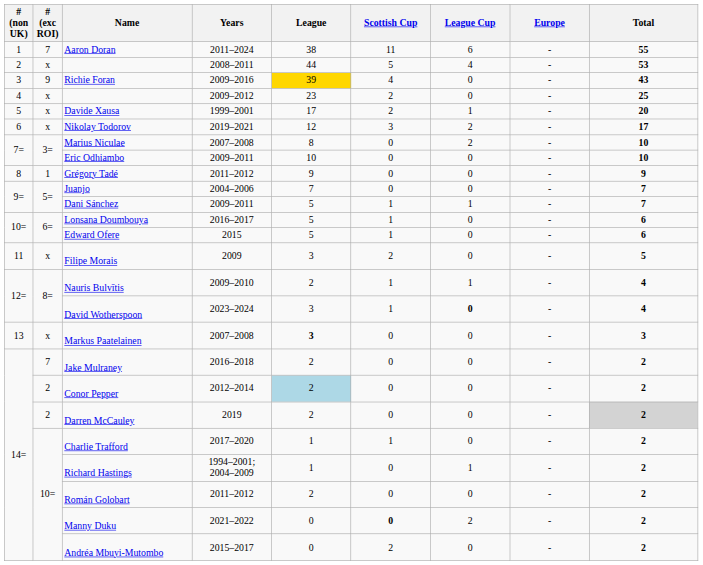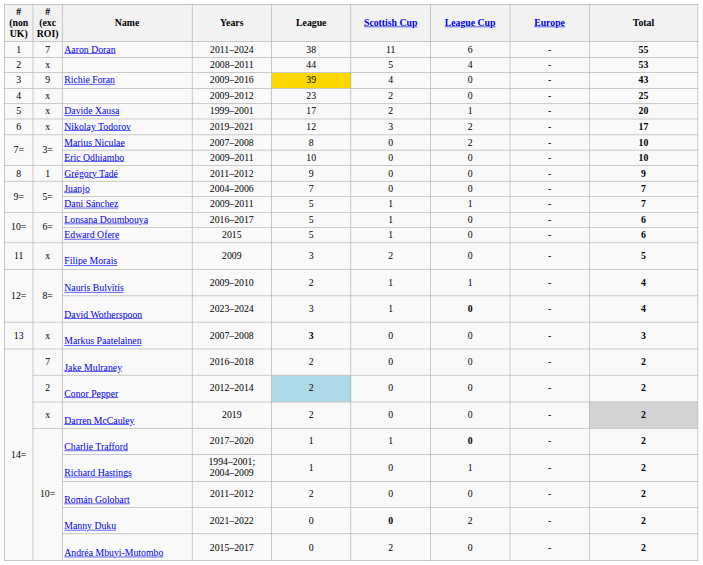(48, 415) 2 -> (48, 415) x
(470, 441) normal -> (470, 441) bold
